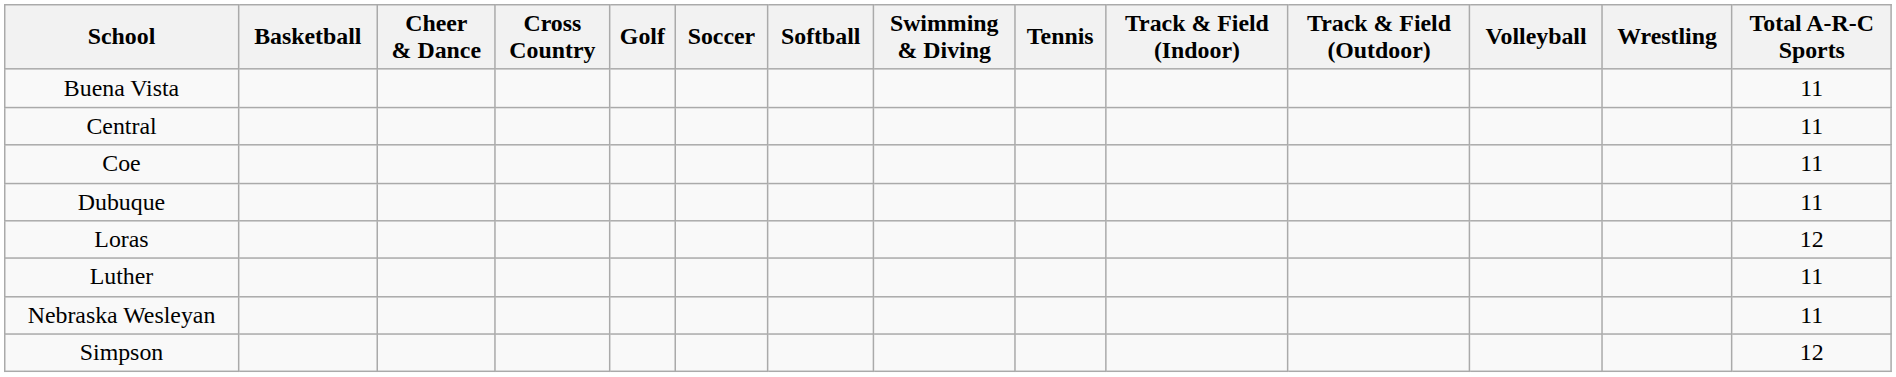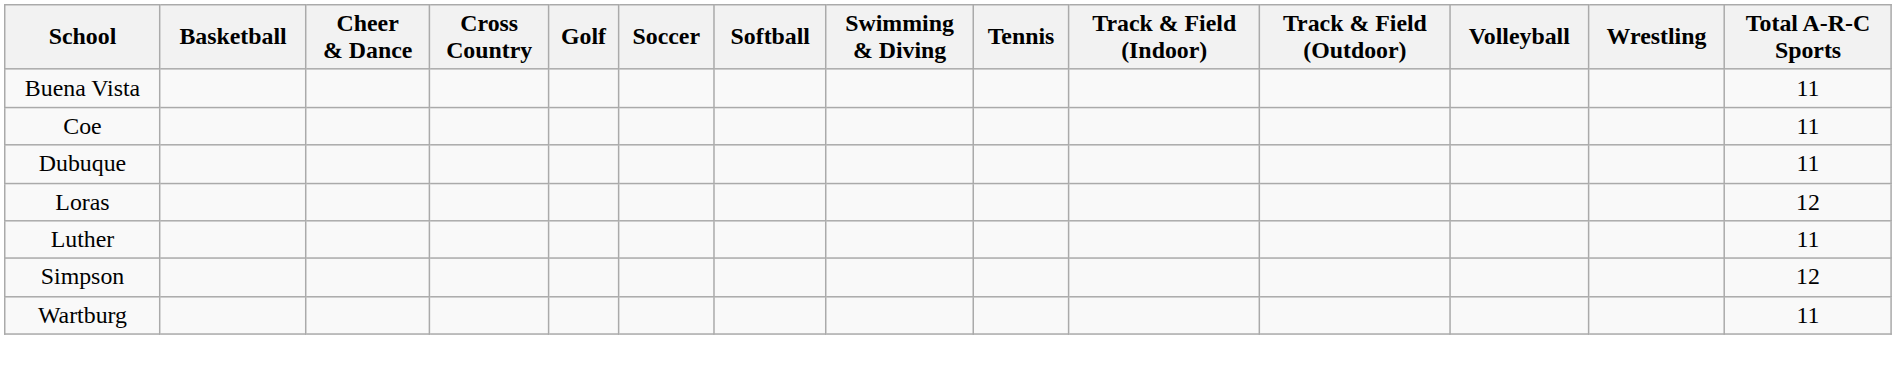- row: (122, 125)
- row: (121, 314)
+ row: (82, 314)
